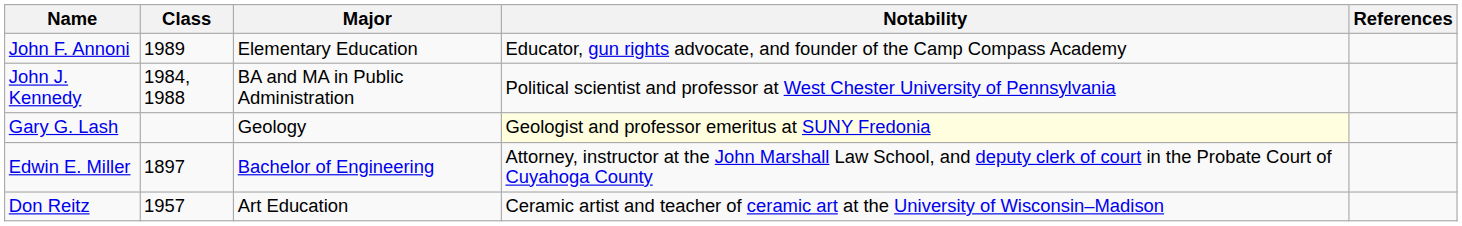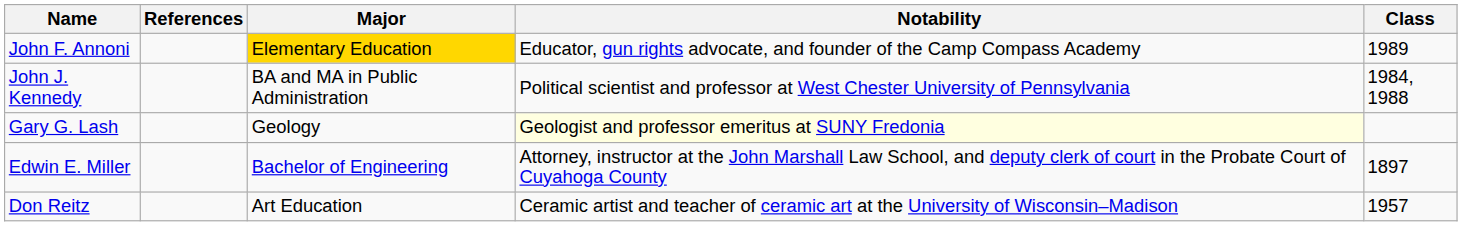columns swapped: (187, 19) <-> (1403, 19)
(328, 48) no background -> (342, 48) gold background
